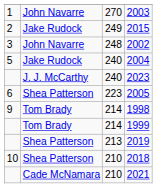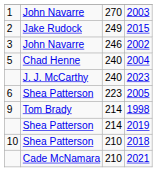(113, 45) 248 -> (113, 45) 246
(52, 61) Jake Rudock -> (52, 61) Chad Henne
- row: (138, 126)
(113, 142) 213 -> (113, 126) 214
